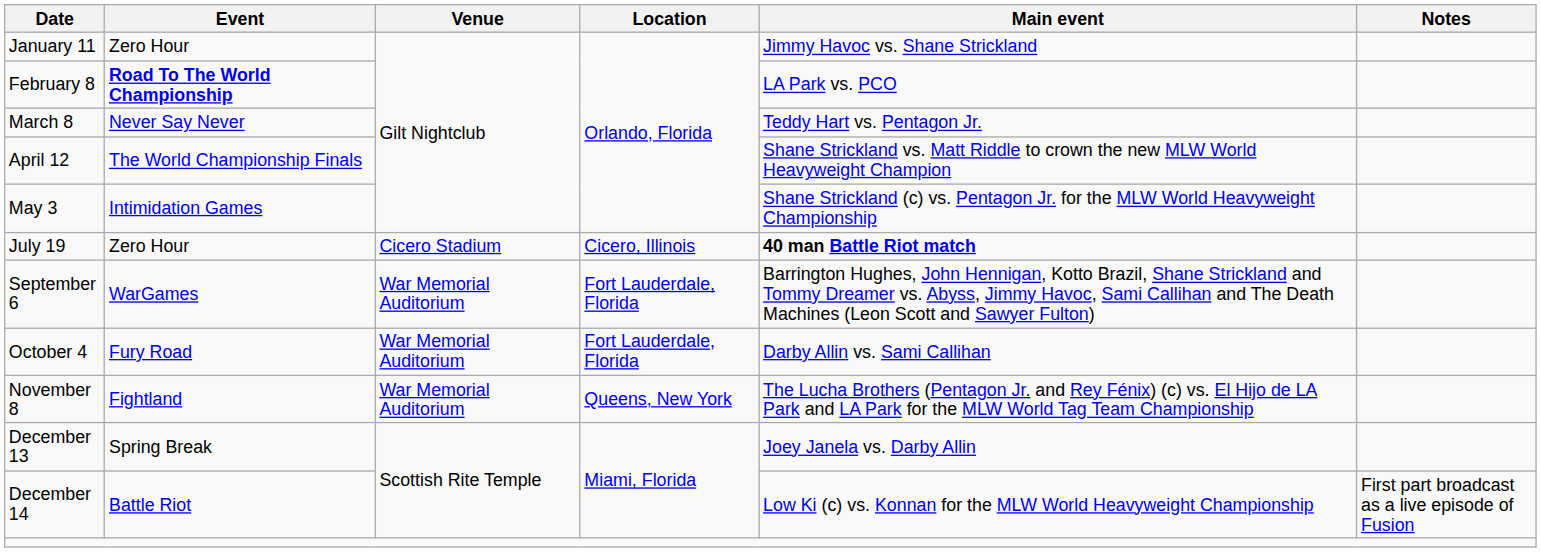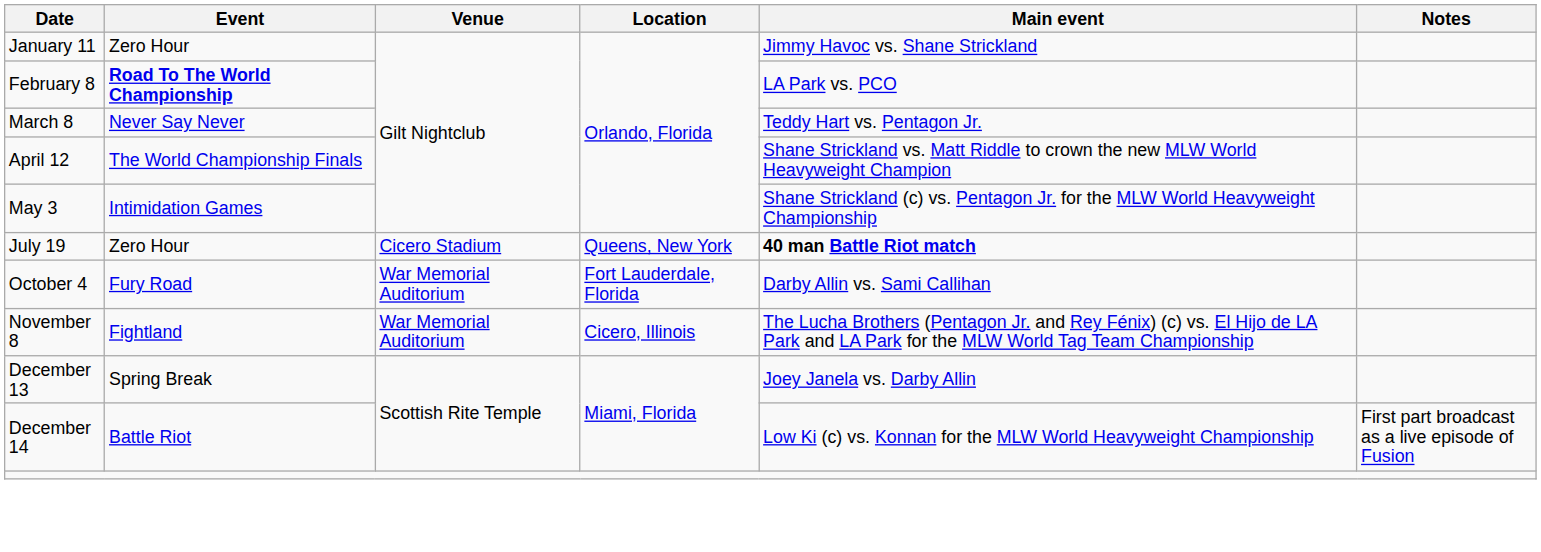(640, 246) Cicero, Illinois -> (658, 246) Queens, New York
- row: (52, 293)
(658, 399) Queens, New York -> (640, 331) Cicero, Illinois
